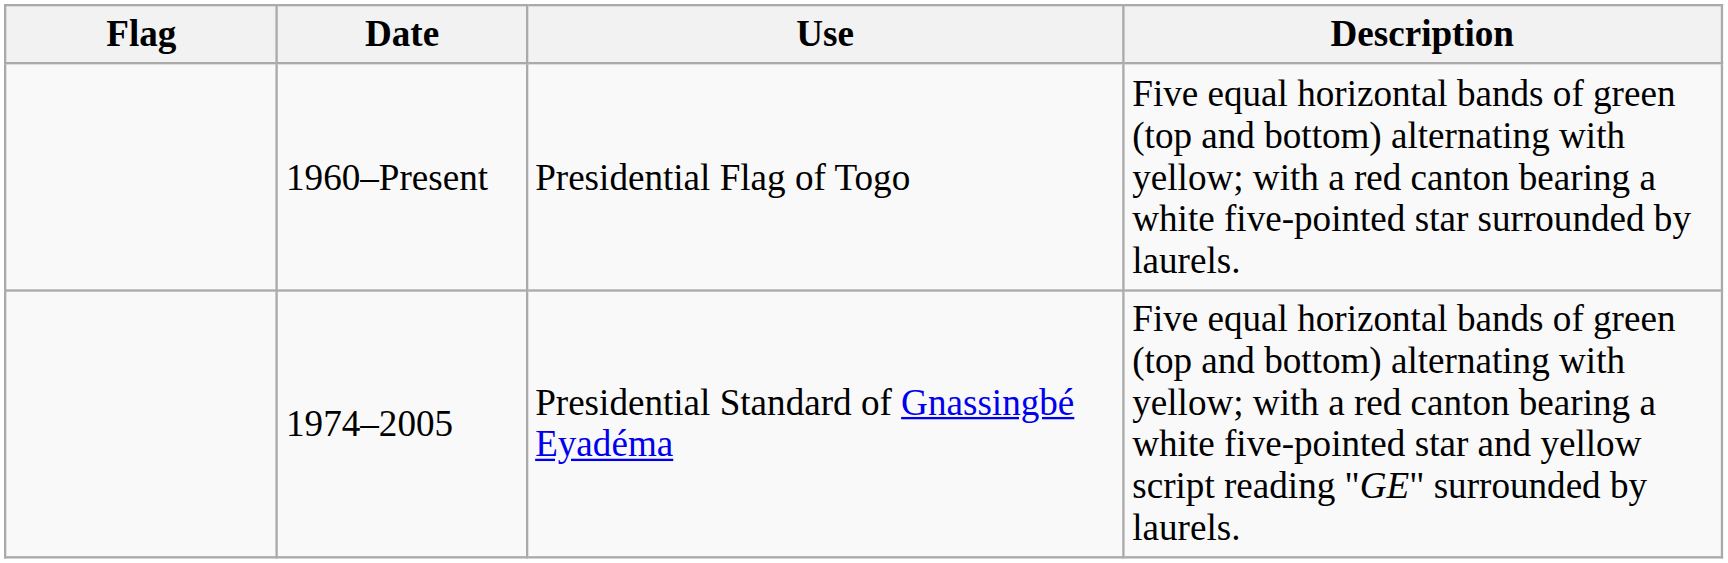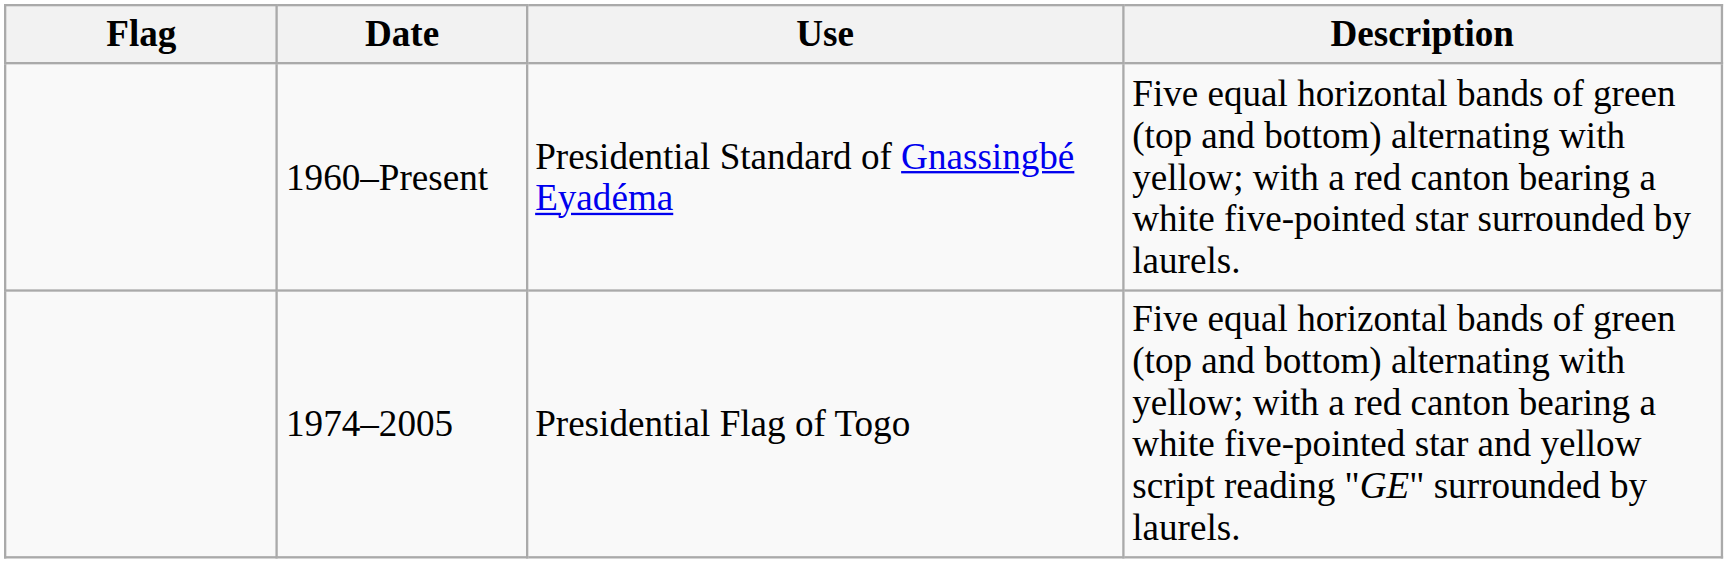(723, 176) Presidential Flag of Togo -> (805, 176) Presidential Standard of Gnassingbé Eyadéma
(805, 423) Presidential Standard of Gnassingbé Eyadéma -> (723, 423) Presidential Flag of Togo
